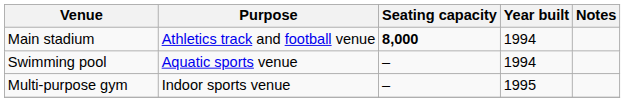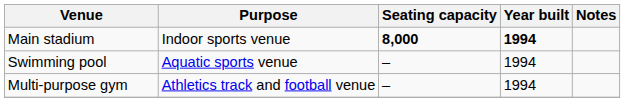(268, 39) Athletics track and football venue -> (226, 39) Indoor sports venue
(520, 39) normal -> (520, 39) bold
(226, 85) Indoor sports venue -> (268, 85) Athletics track and football venue
(520, 85) 1995 -> (520, 85) 1994
